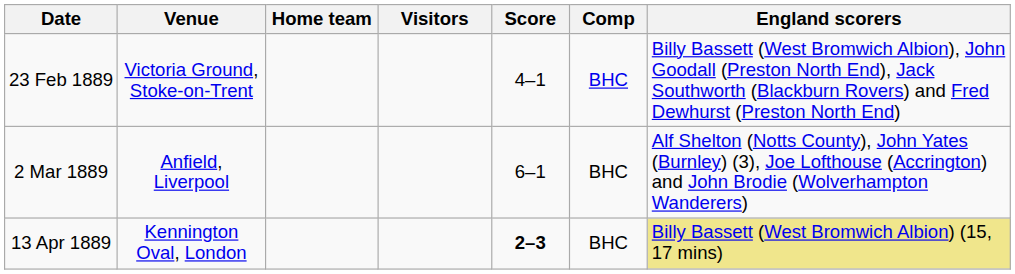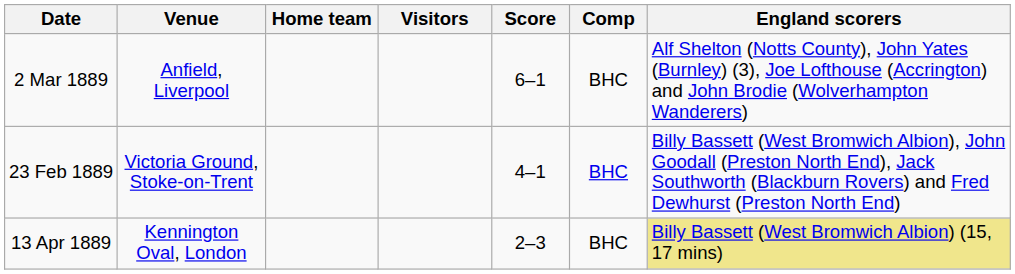rows swapped: (61, 79) <-> (61, 172)
(530, 243) bold -> (530, 243) normal
